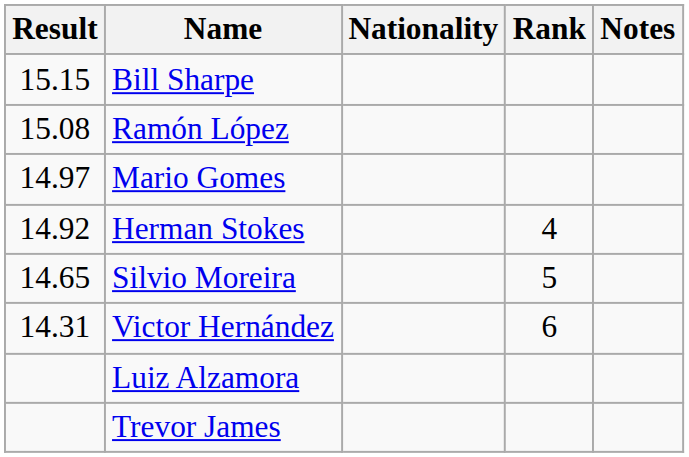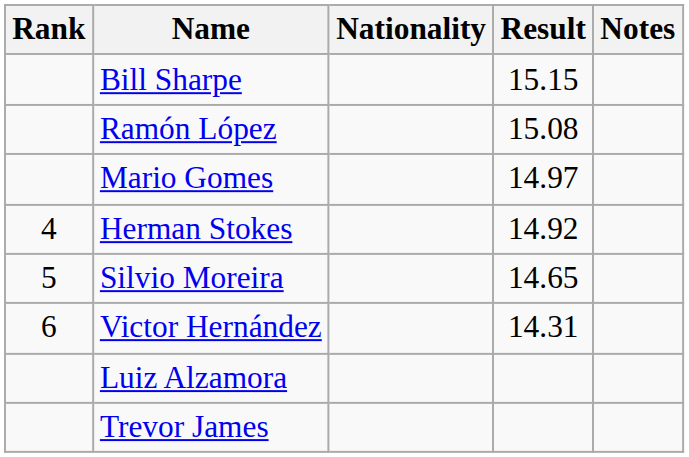columns swapped: (549, 29) <-> (55, 29)
